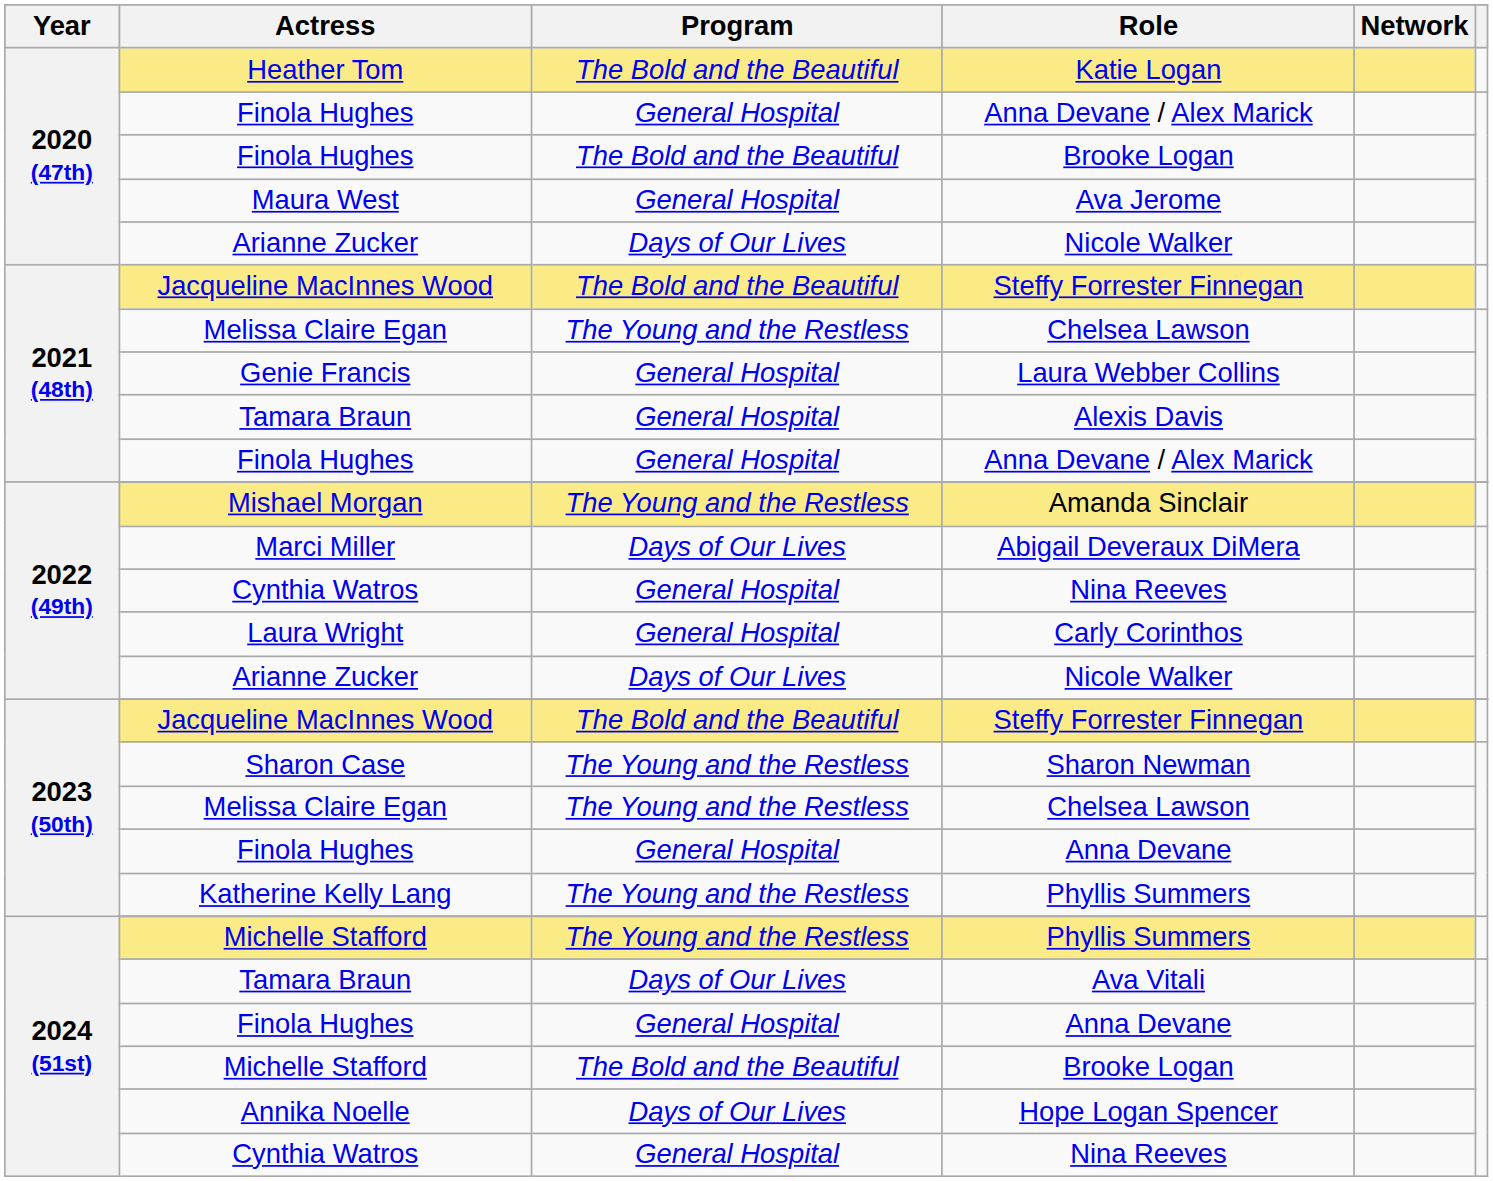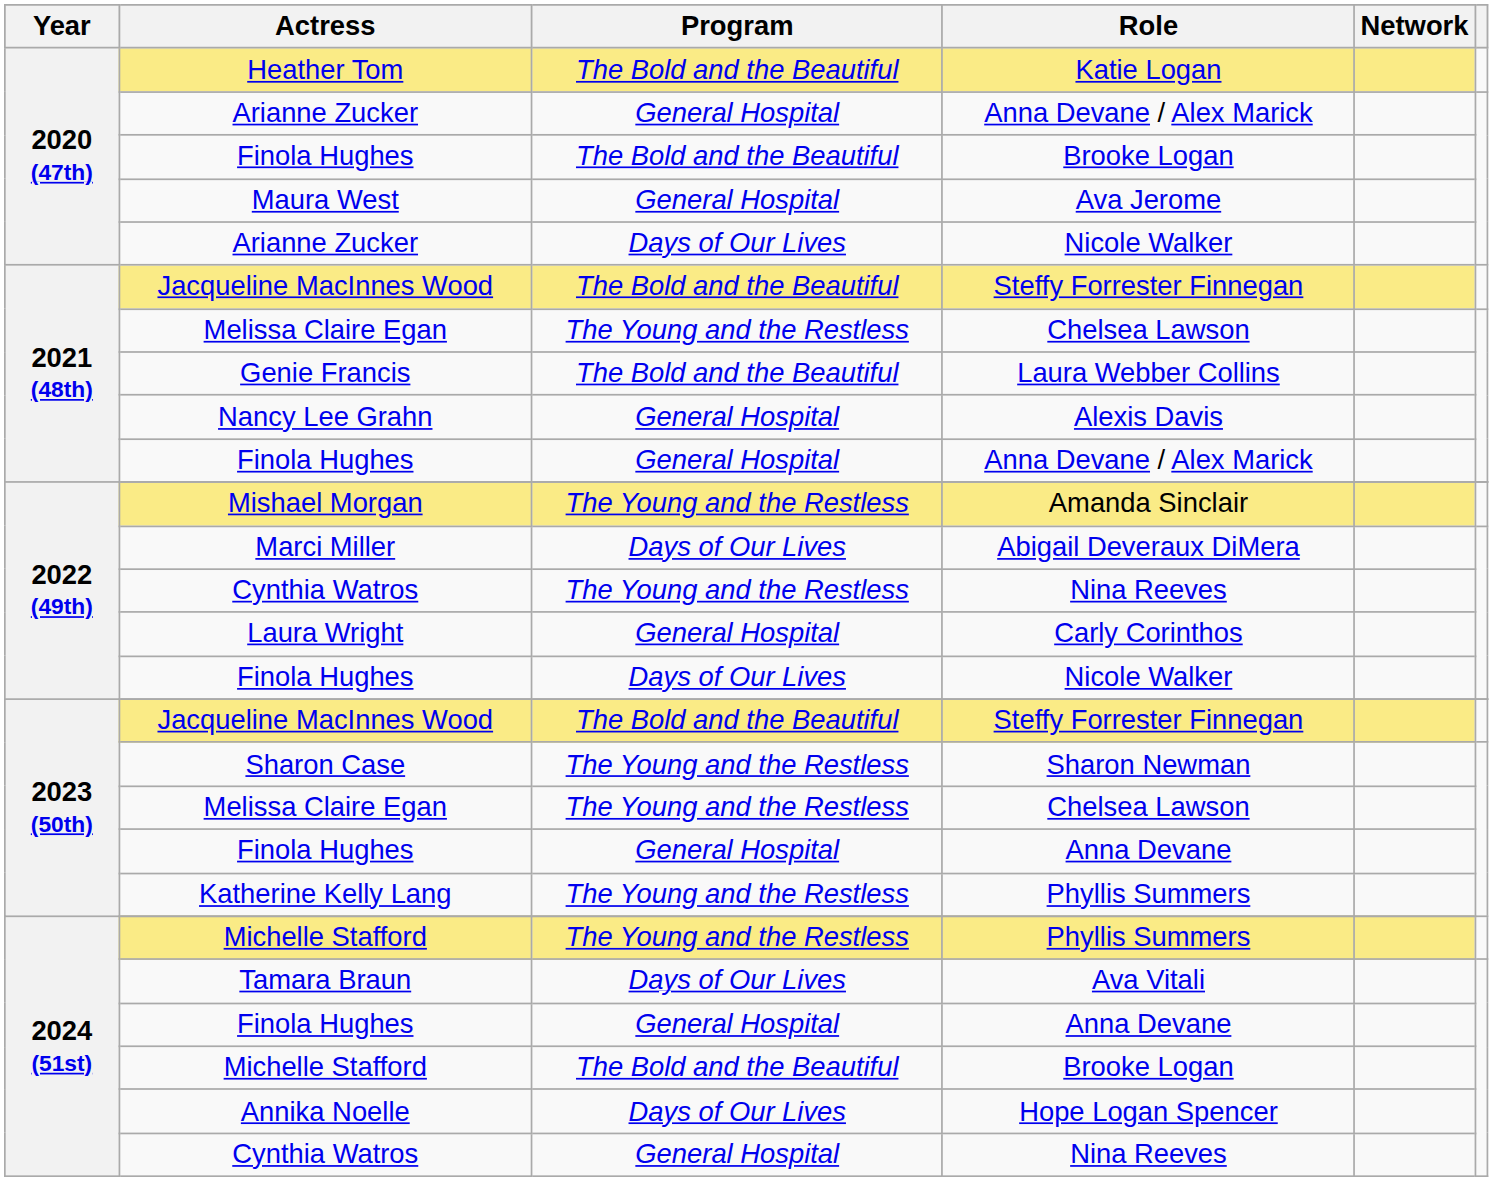(325, 112) Finola Hughes -> (325, 112) Arianne Zucker
(737, 373) General Hospital -> (737, 373) The Bold and the Beautiful
(325, 416) Tamara Braun -> (325, 416) Nancy Lee Grahn
(737, 590) General Hospital -> (737, 590) The Young and the Restless
(325, 677) Arianne Zucker -> (325, 677) Finola Hughes
